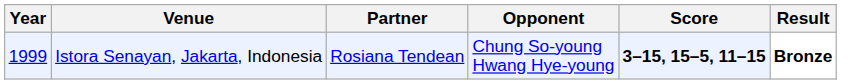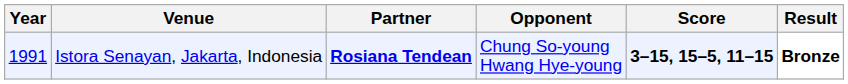(28, 56) 1999 -> (28, 56) 1991
(397, 56) normal -> (401, 56) bold
